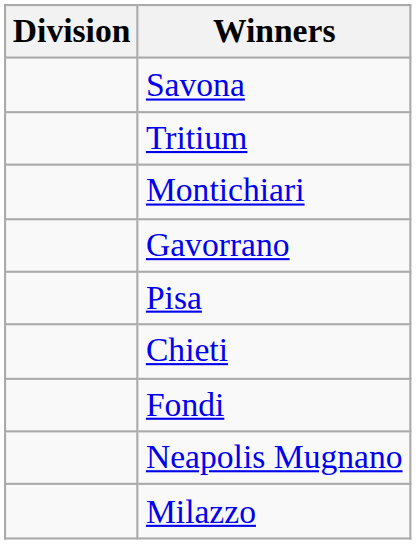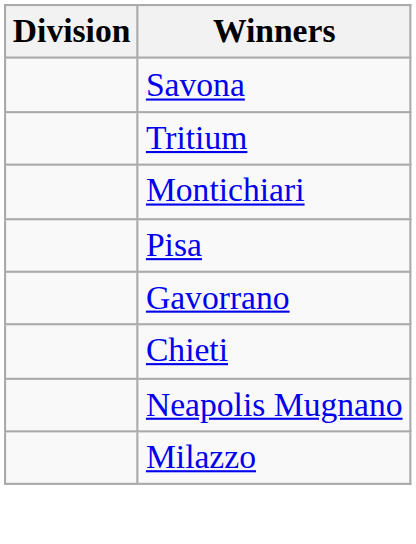rows swapped: (174, 297) <-> (218, 244)
- row: (185, 404)
